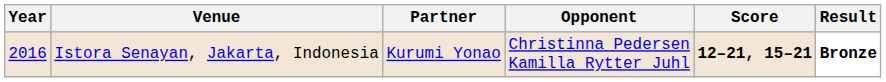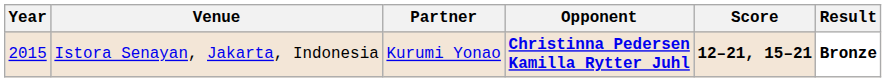(28, 54) 2016 -> (28, 54) 2015
(599, 54) normal -> (599, 54) bold
